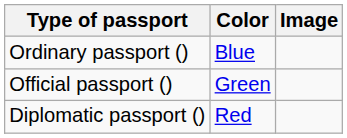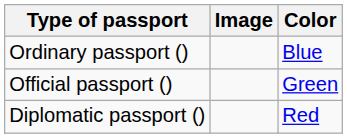columns swapped: (243, 20) <-> (309, 20)
